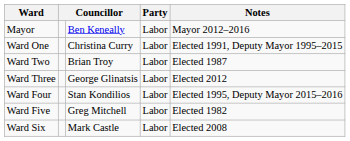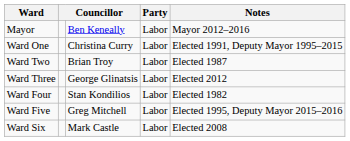(257, 95) Elected 1995, Deputy Mayor 2015–2016 -> (200, 95) Elected 1982
(200, 111) Elected 1982 -> (257, 111) Elected 1995, Deputy Mayor 2015–2016
